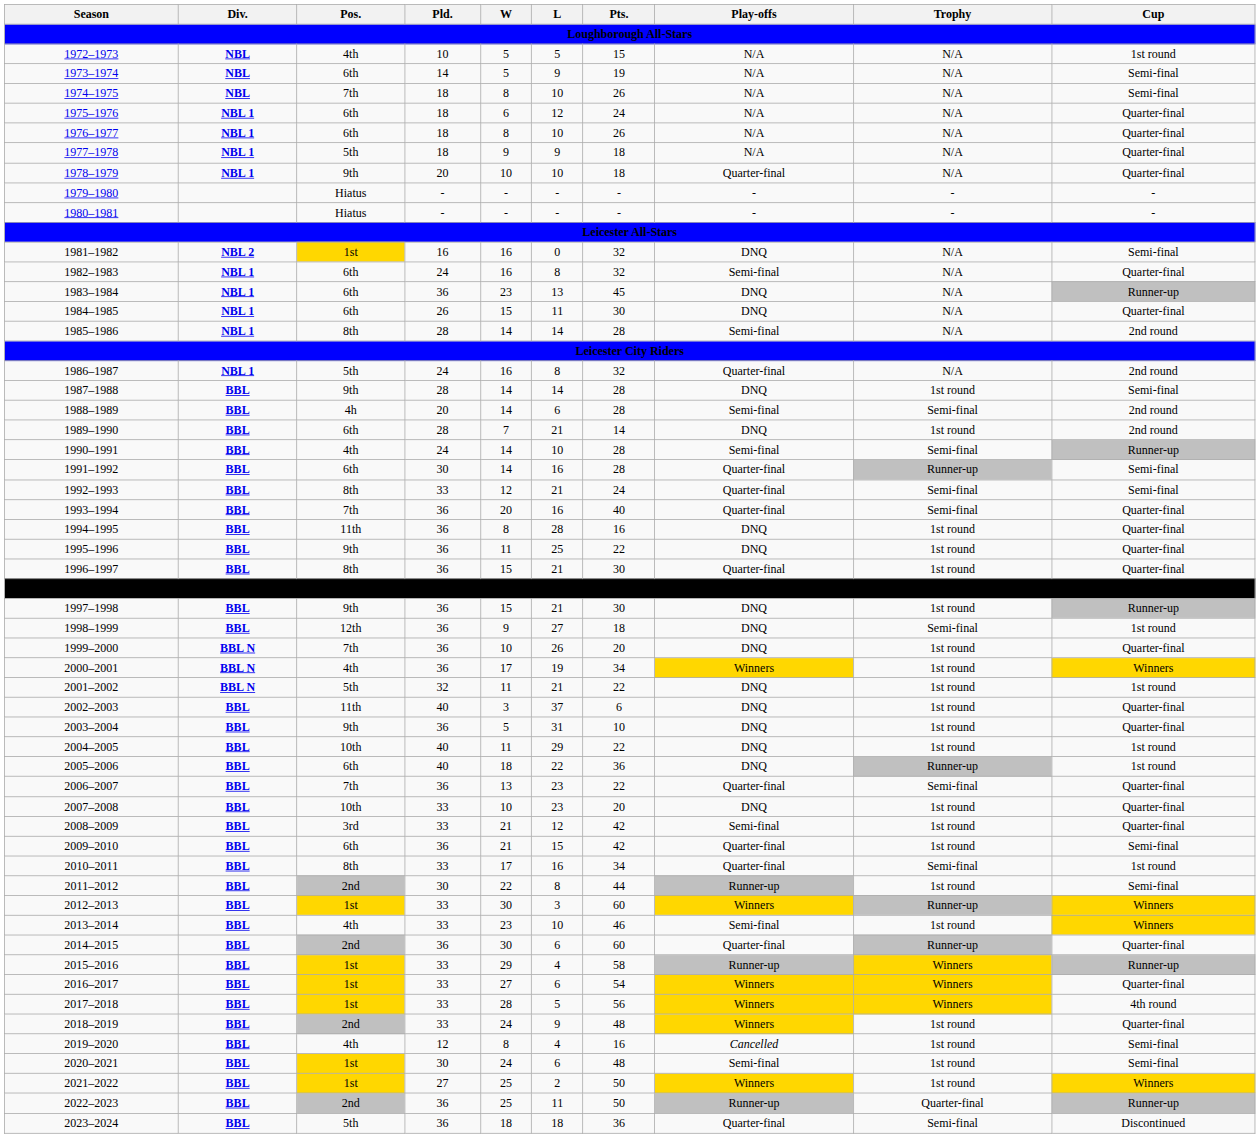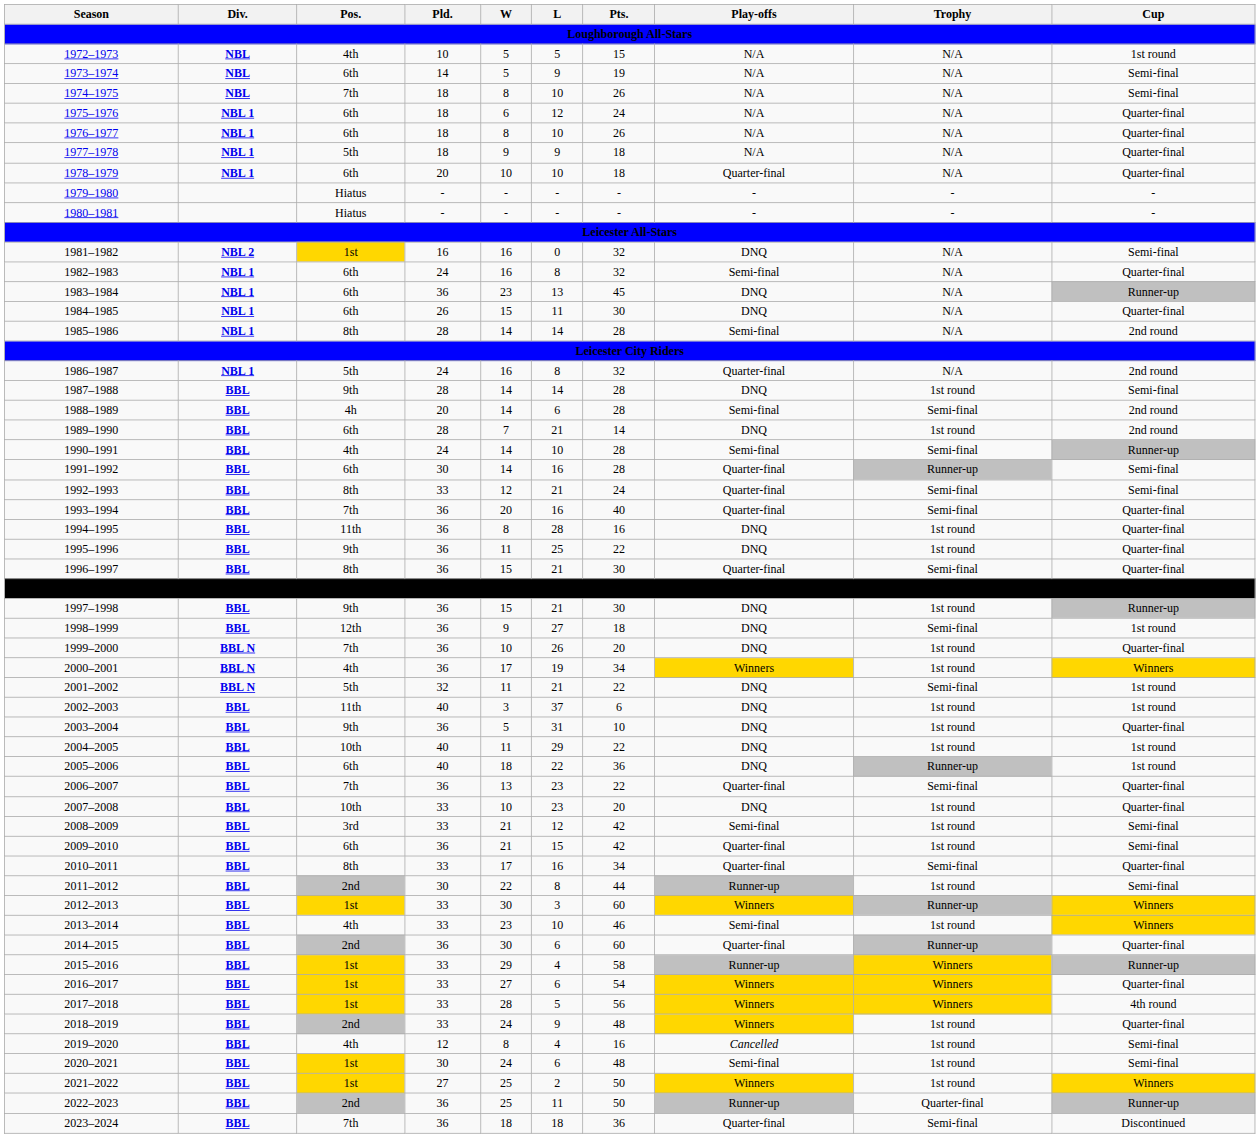(351, 172) 9th -> (351, 172) 6th
(952, 568) 1st round -> (952, 568) Semi-final
(952, 687) 1st round -> (952, 687) Semi-final
(1153, 707) Quarter-final -> (1153, 707) 1st round
(1153, 826) Quarter-final -> (1153, 826) Semi-final
(1153, 865) 1st round -> (1153, 865) Quarter-final
(351, 1123) 5th -> (351, 1123) 7th
